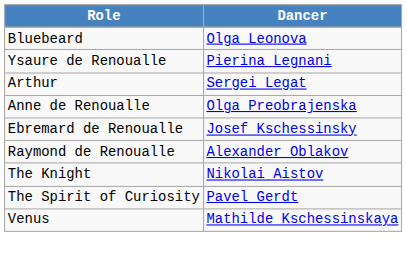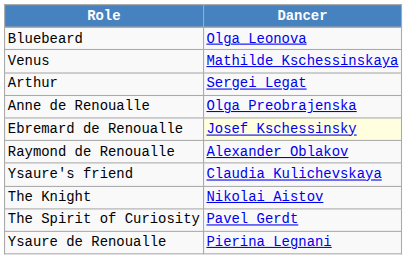rows swapped: (87, 61) <-> (29, 220)
(282, 129) no background -> (282, 129) lightyellow background
+ row: (70, 175)
